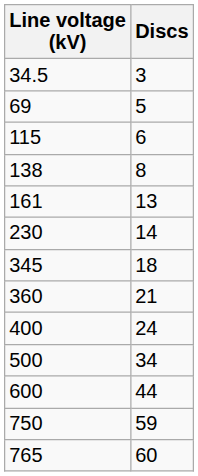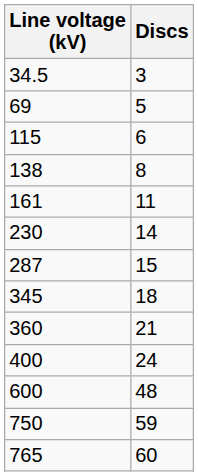(146, 201) 13 -> (146, 201) 11
+ row: (26, 264)
- row: (26, 360)
(146, 391) 44 -> (146, 391) 48
